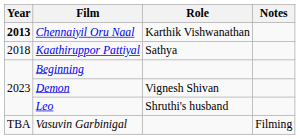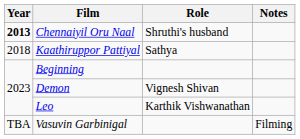(198, 32) Karthik Vishwanathan -> (187, 32) Shruthi's husband
(187, 106) Shruthi's husband -> (198, 106) Karthik Vishwanathan
